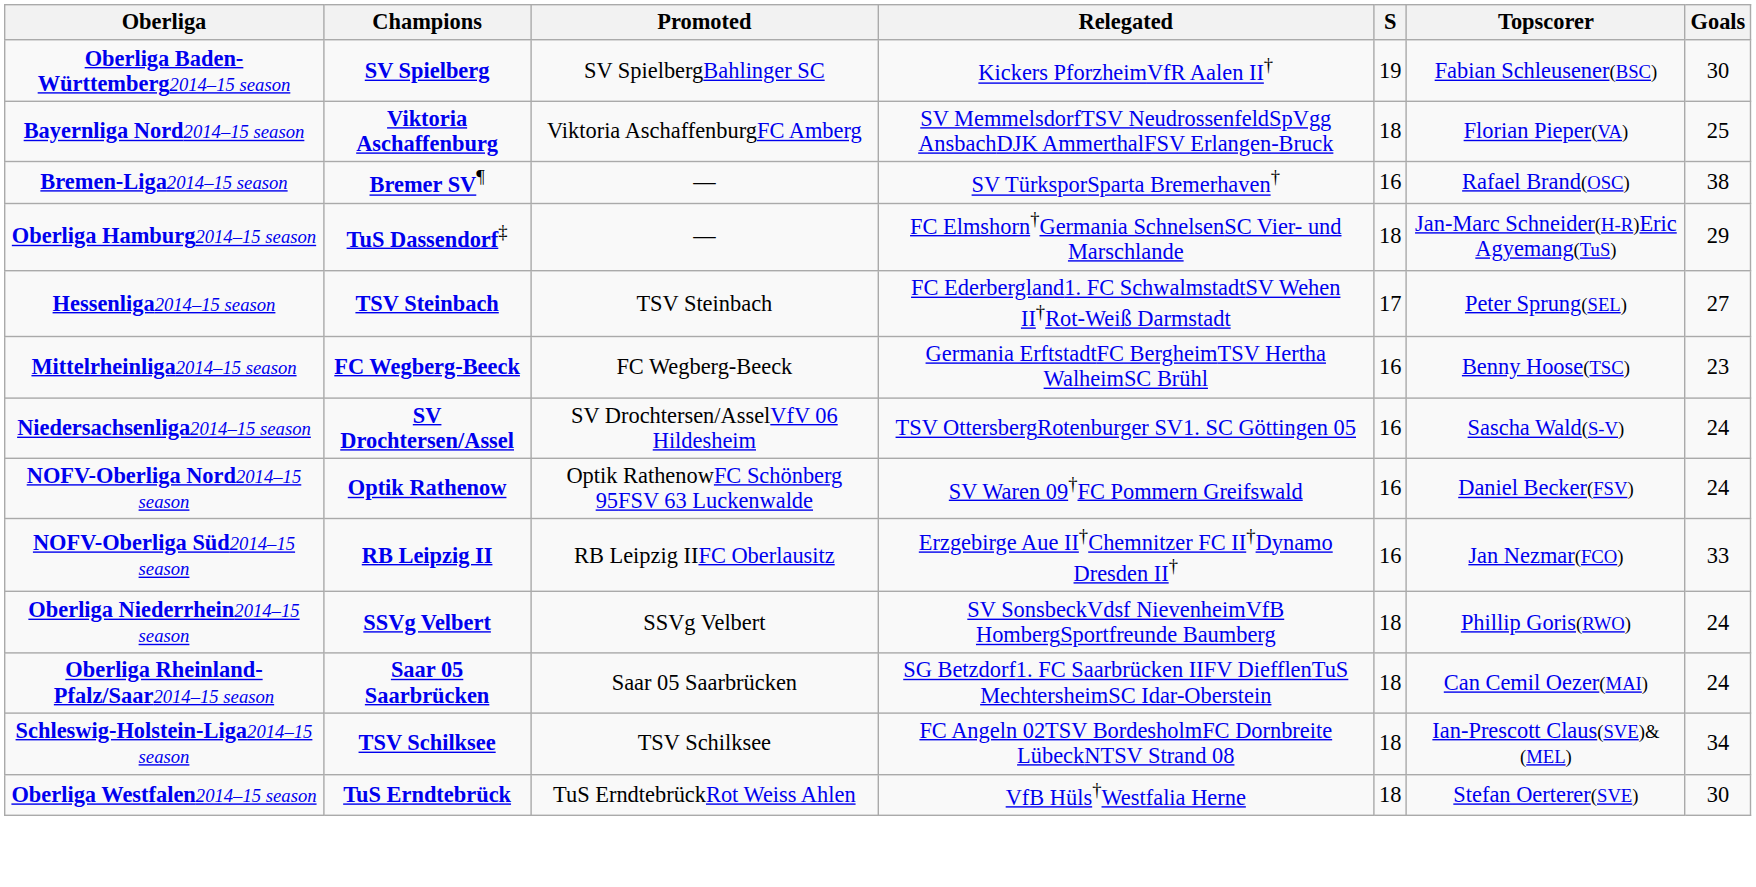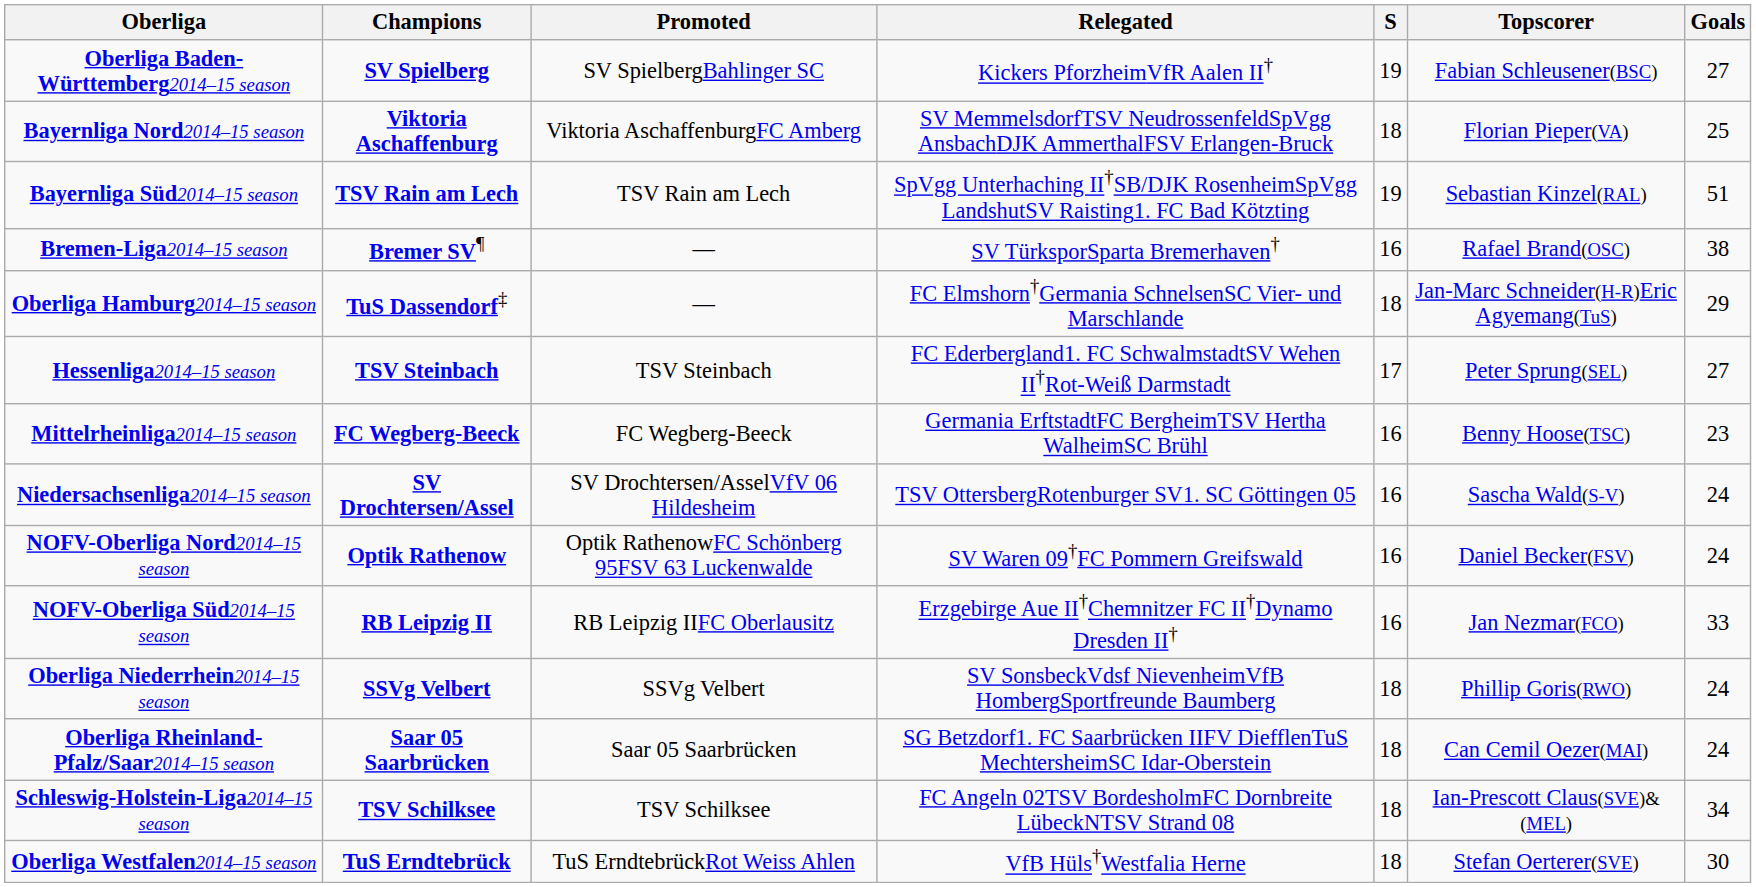(1718, 70) 30 -> (1718, 70) 27
+ row: (164, 194)
